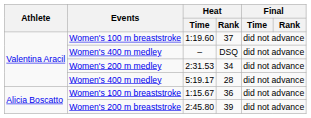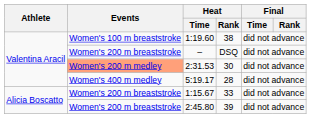(229, 39) 37 -> (229, 39) 38
(115, 52) Women's 400 m medley -> (125, 52) Women's 200 m breaststroke
(115, 66) no background -> (115, 66) lightsalmon background
(229, 66) 34 -> (229, 66) 30
(125, 93) Women's 100 m breaststroke -> (125, 93) Women's 200 m breaststroke
(229, 93) 36 -> (229, 93) 33
